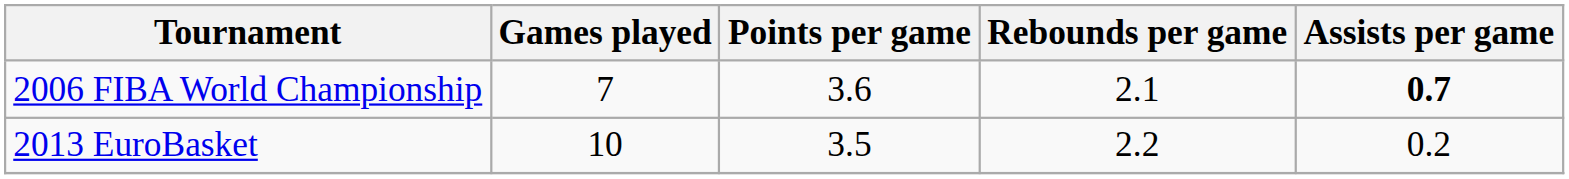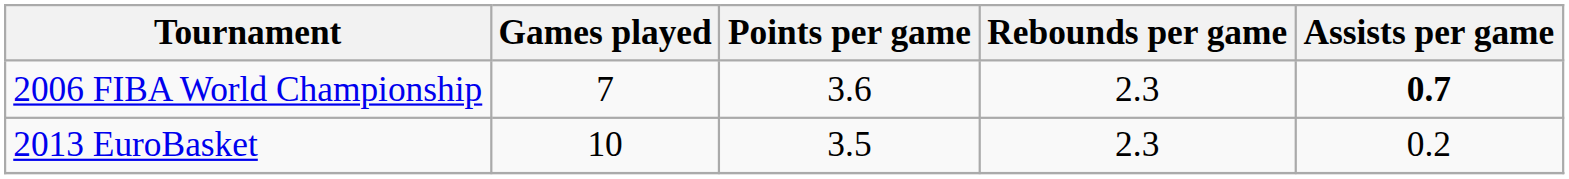(1137, 88) 2.1 -> (1137, 88) 2.3
(1137, 144) 2.2 -> (1137, 144) 2.3
